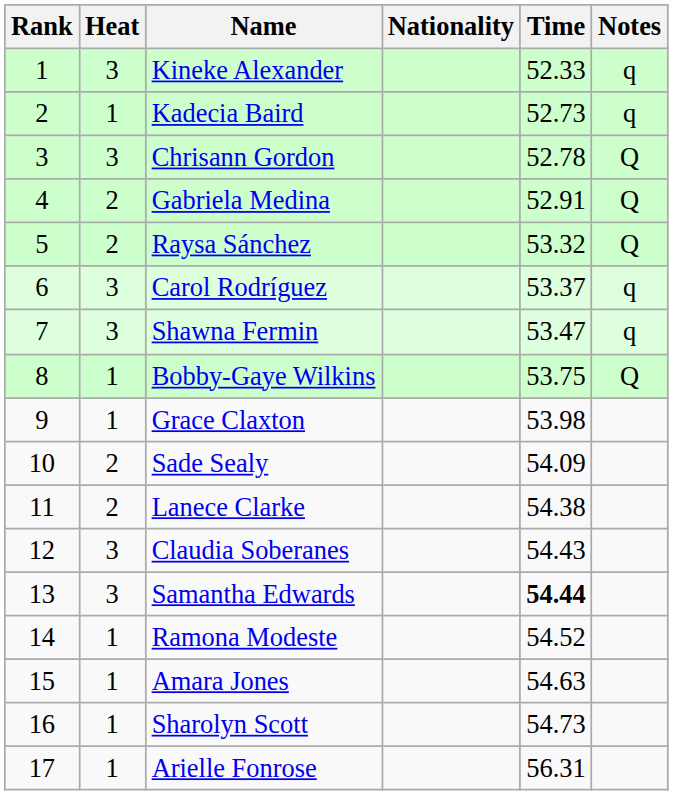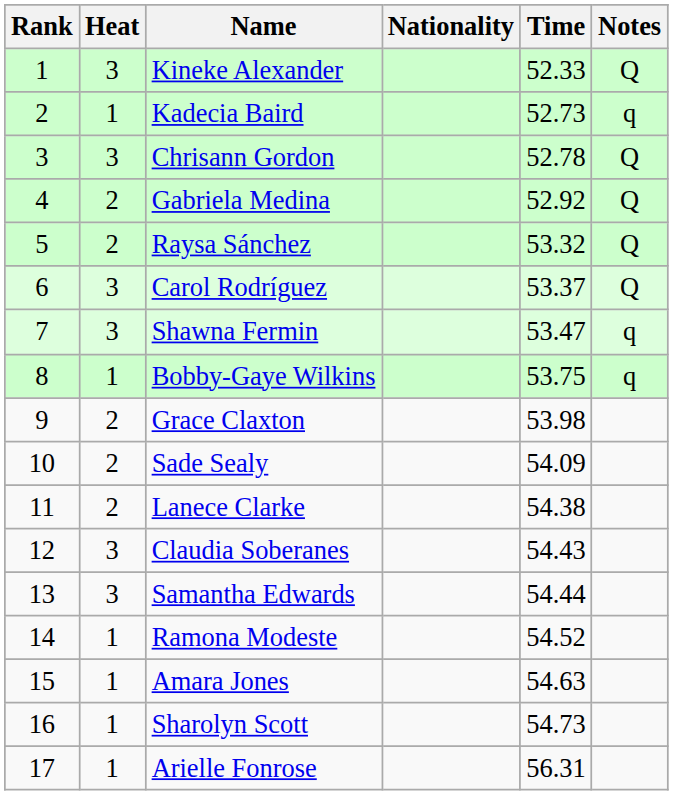(630, 70) q -> (630, 70) Q
(556, 200) 52.91 -> (556, 200) 52.92
(630, 288) q -> (630, 288) Q
(630, 375) Q -> (630, 375) q
(112, 418) 1 -> (112, 418) 2
(556, 593) bold -> (556, 593) normal
